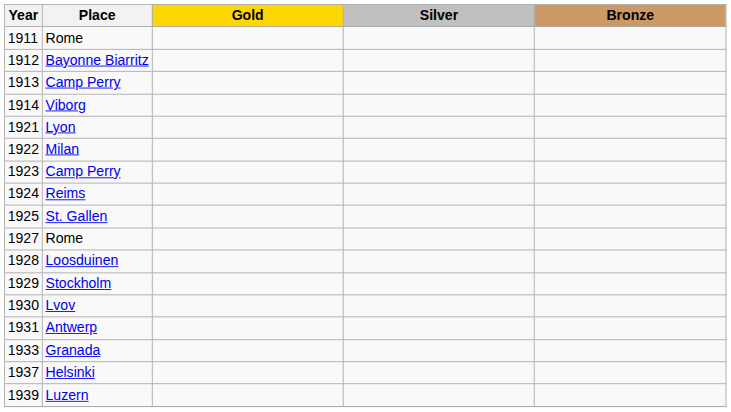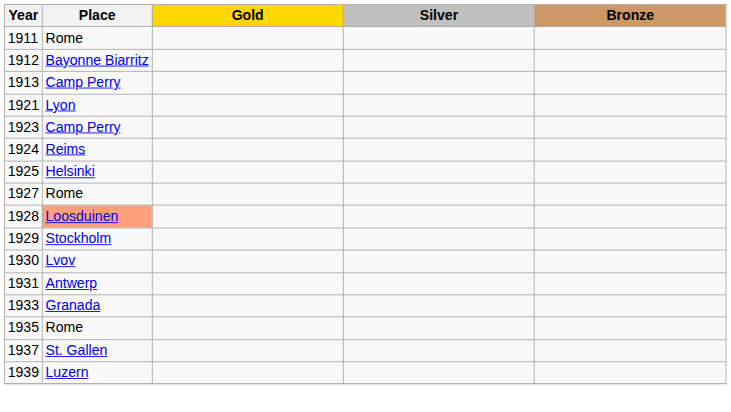- row: (23, 104)
- row: (23, 149)
(76, 216) St. Gallen -> (70, 171) Helsinki
(82, 261) no background -> (82, 216) lightsalmon background
+ row: (23, 328)
(70, 372) Helsinki -> (76, 350) St. Gallen
